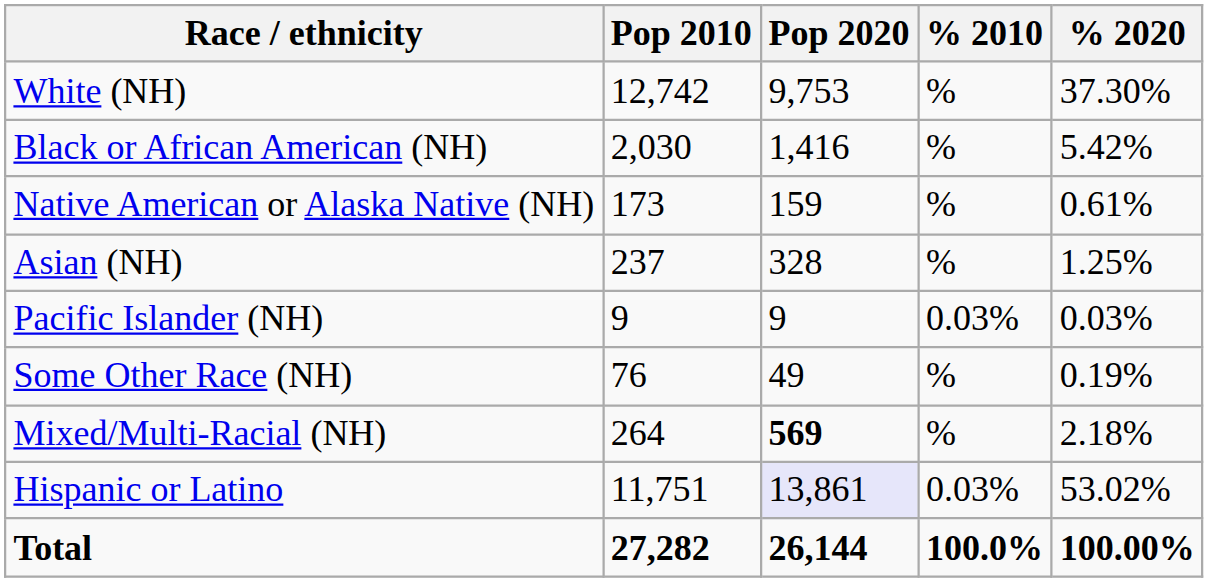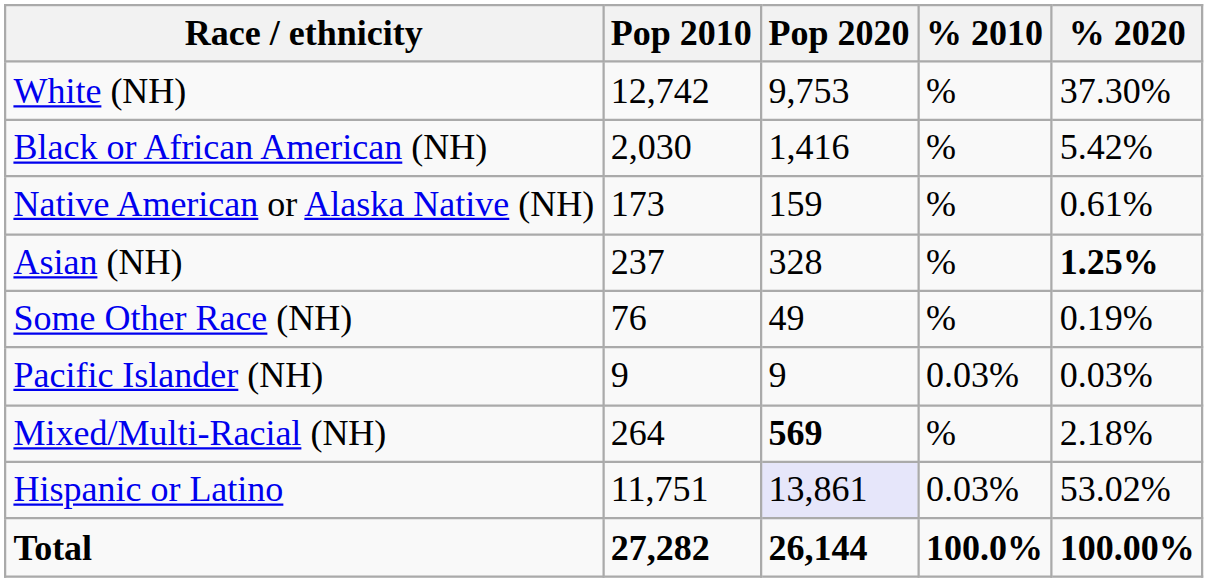(1106, 261) normal -> (1109, 261) bold
rows swapped: (168, 318) <-> (183, 375)
